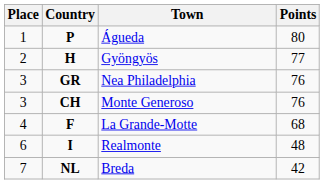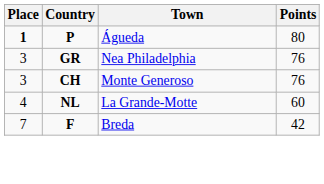(23, 37) normal -> (23, 37) bold
- row: (130, 59)
(70, 124) F -> (70, 102) NL
(298, 124) 68 -> (298, 102) 60
- row: (131, 146)
(70, 168) NL -> (70, 124) F
